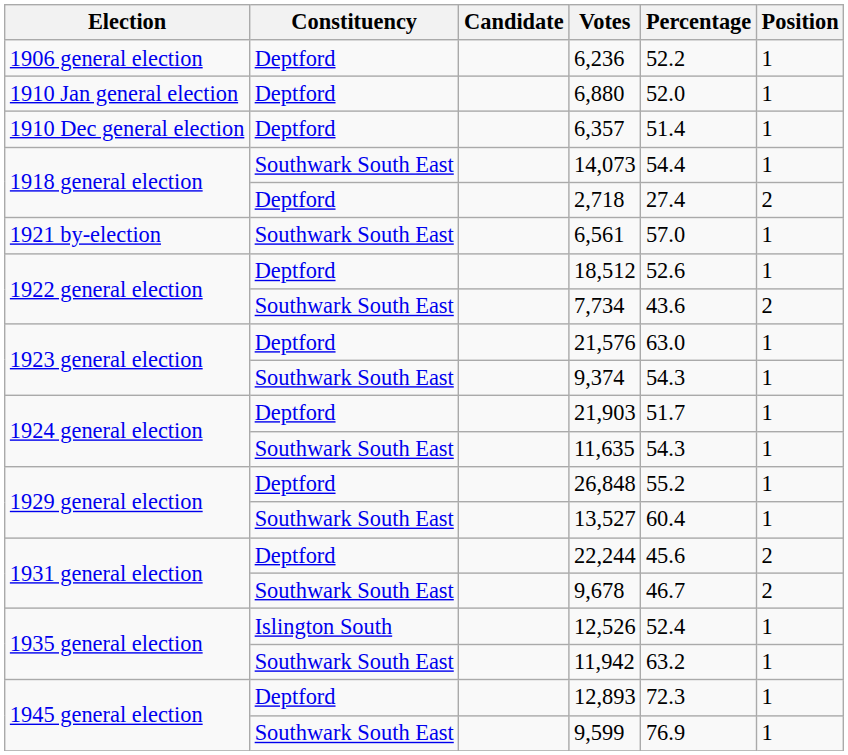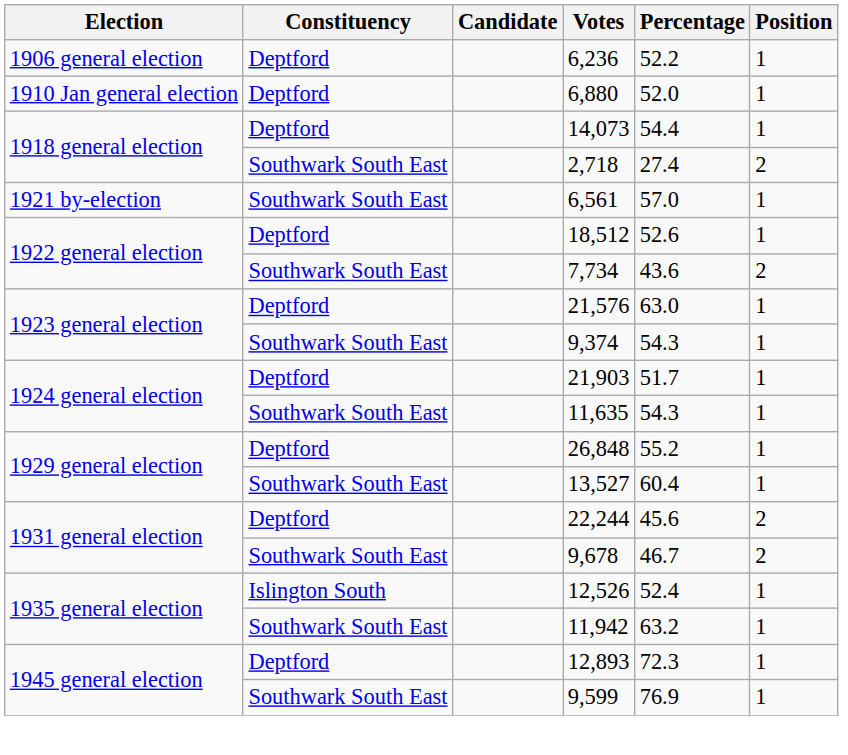- row: (599, 128)
(354, 164) Southwark South East -> (289, 128) Deptford
(295, 199) Deptford -> (348, 164) Southwark South East
